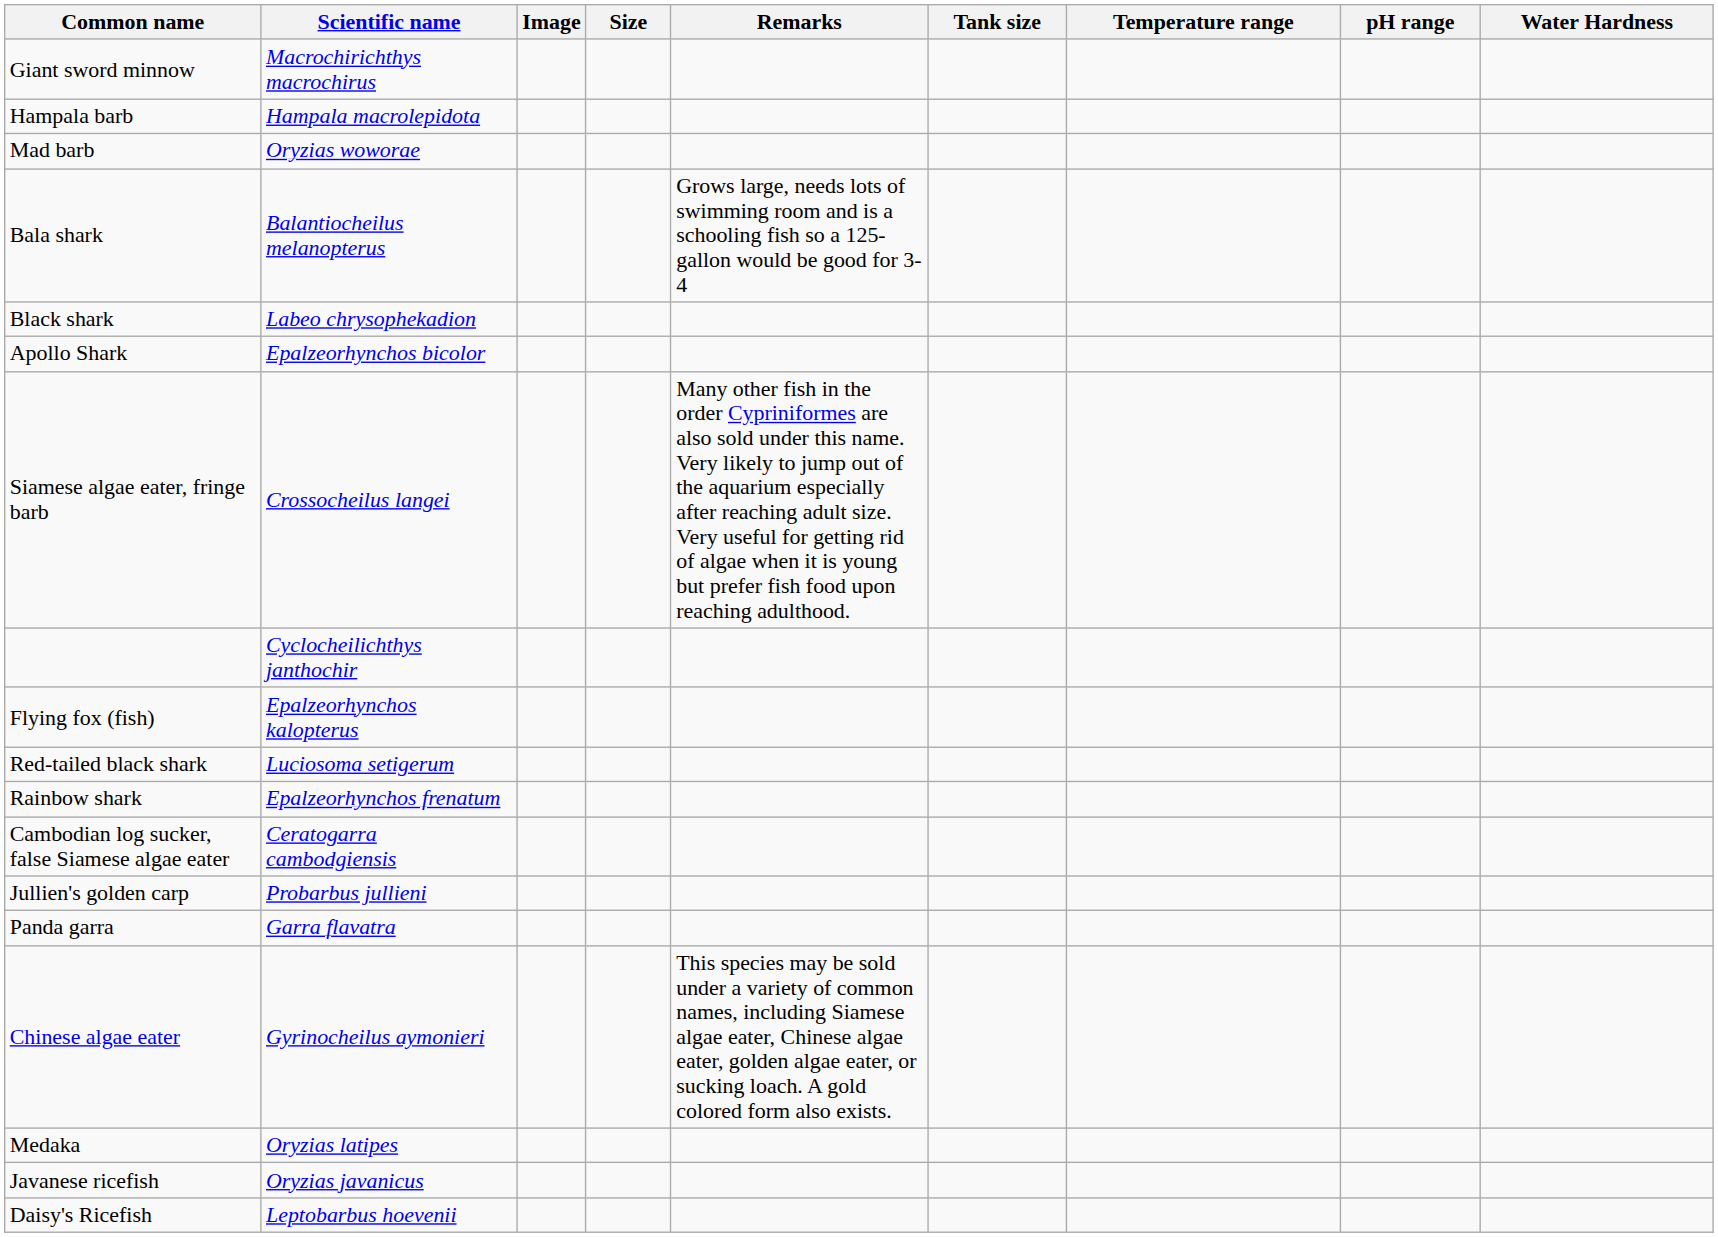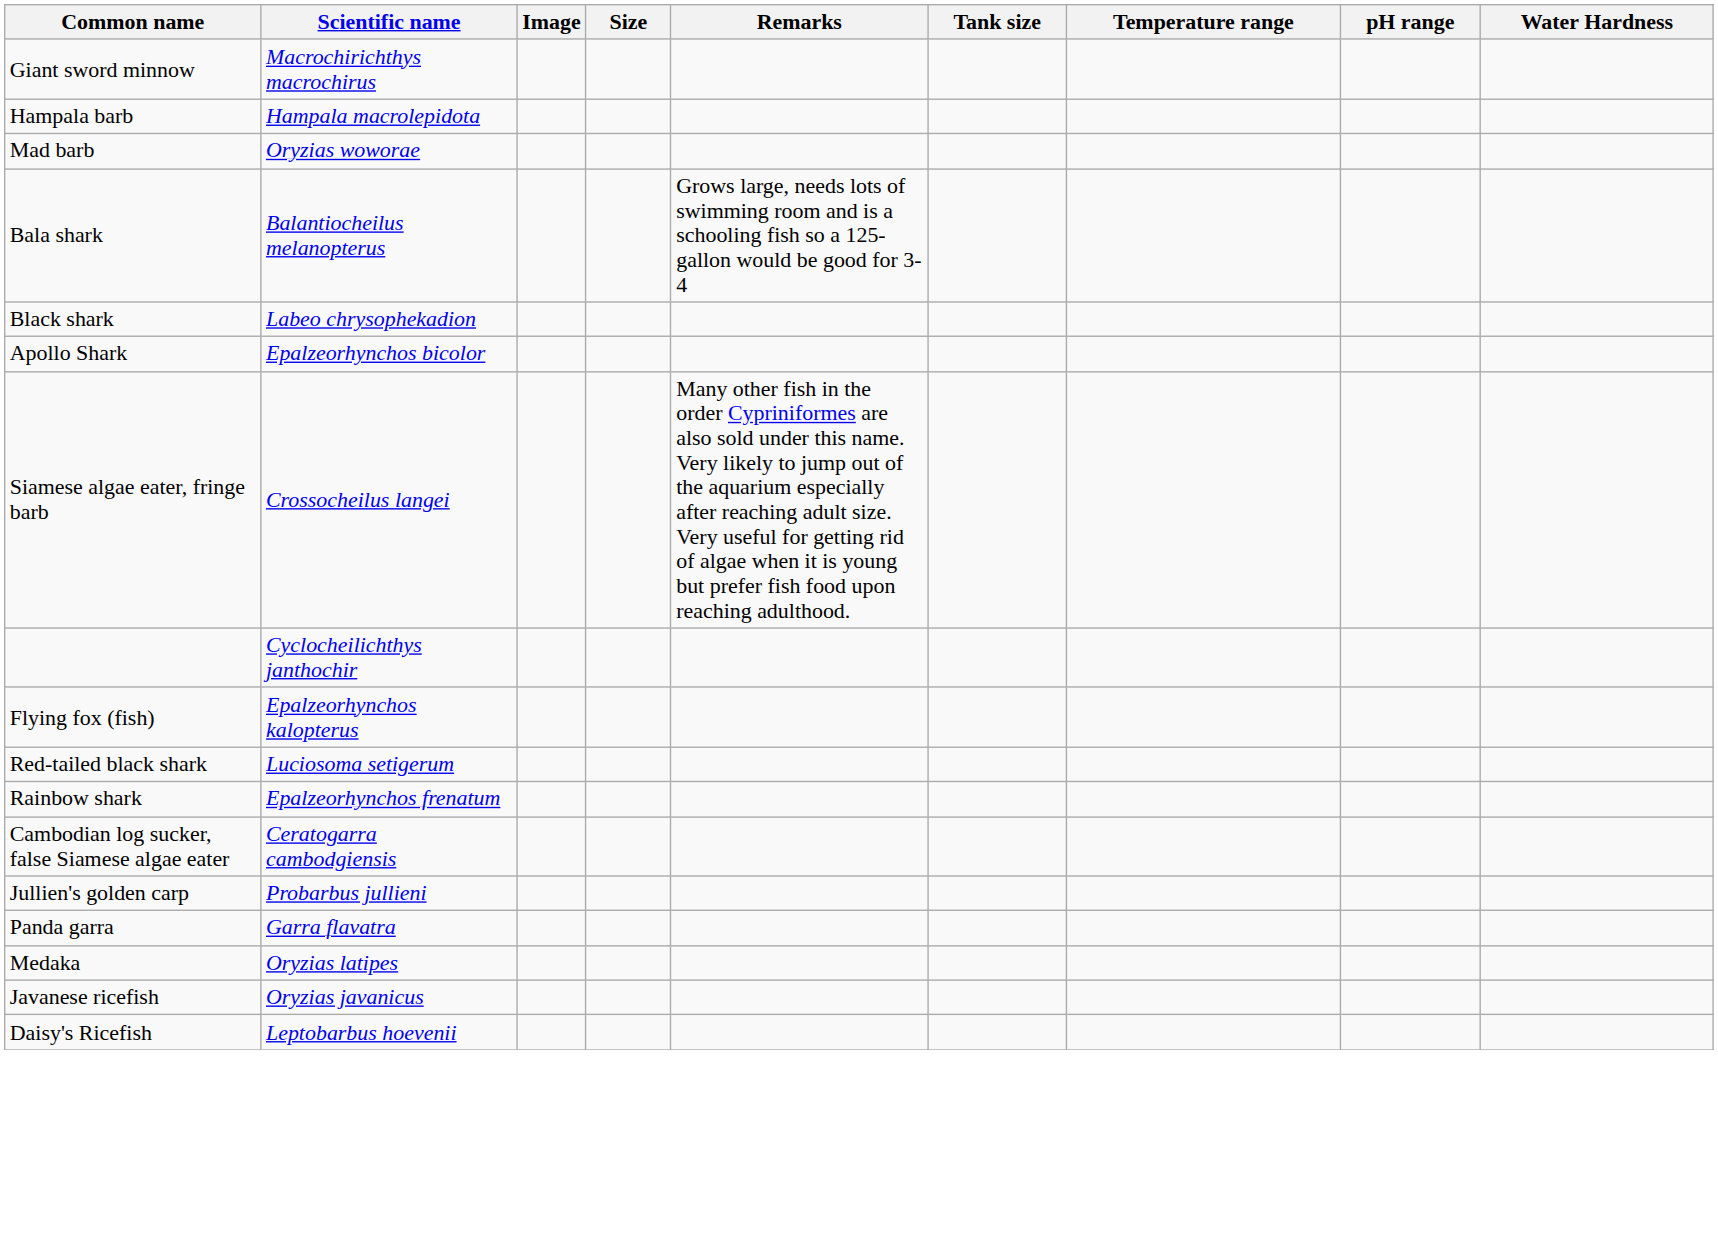- row: (95, 1036)
